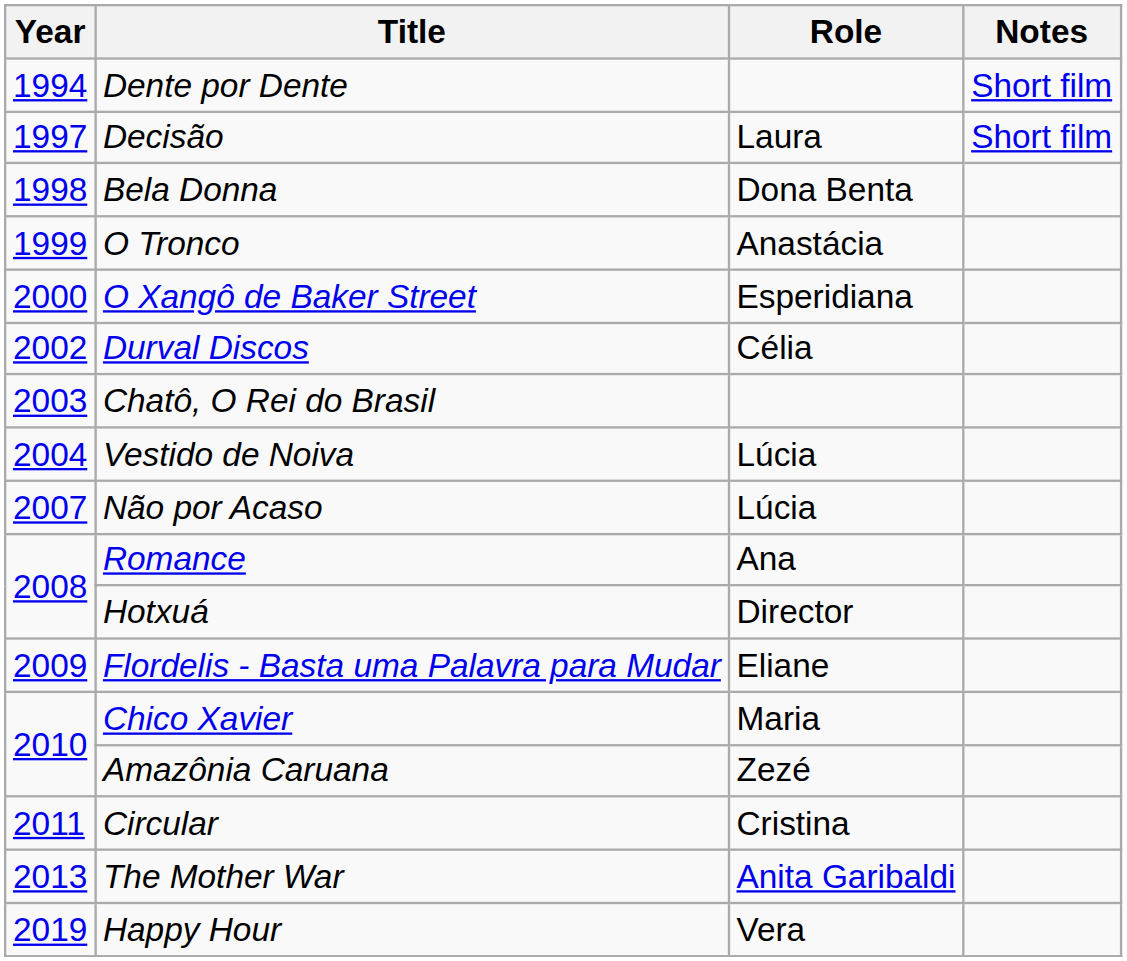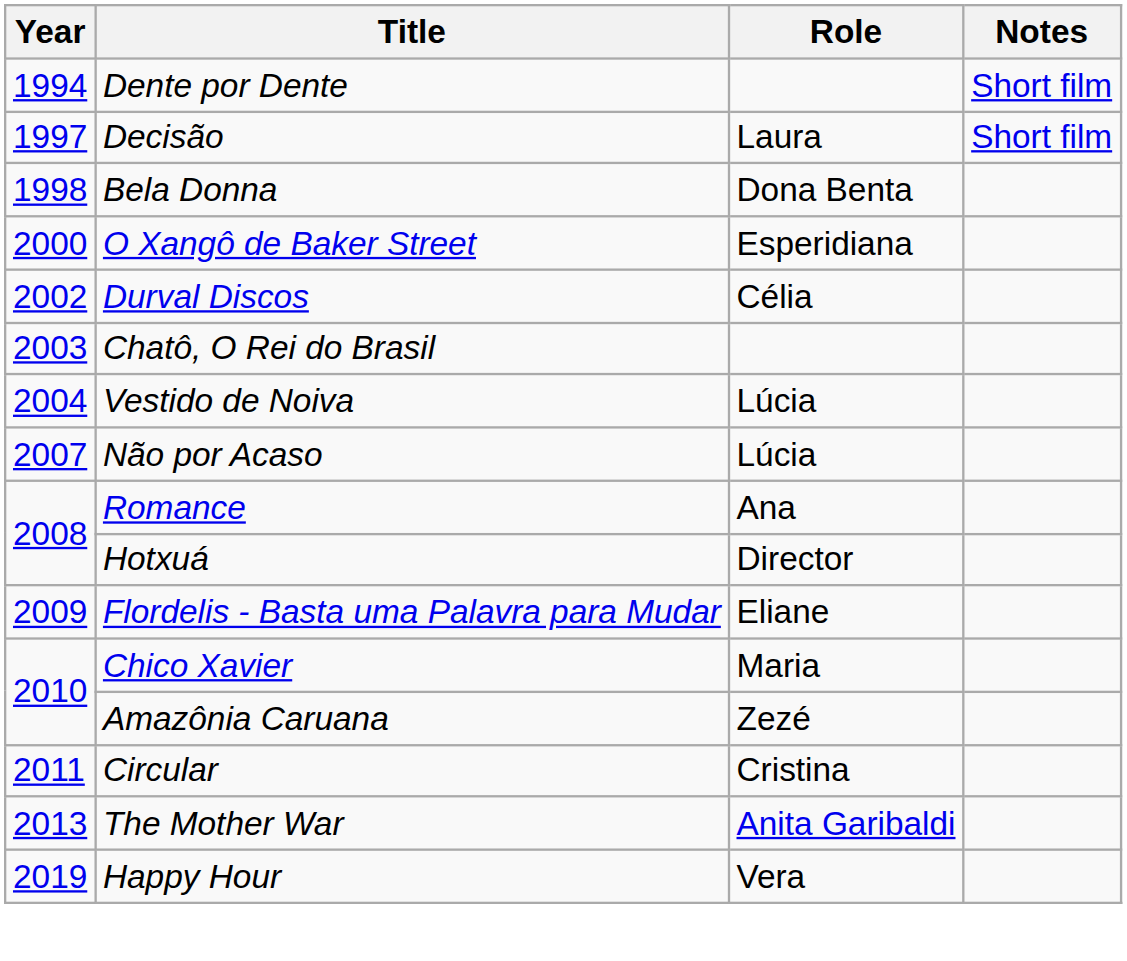- row: (171, 243)
